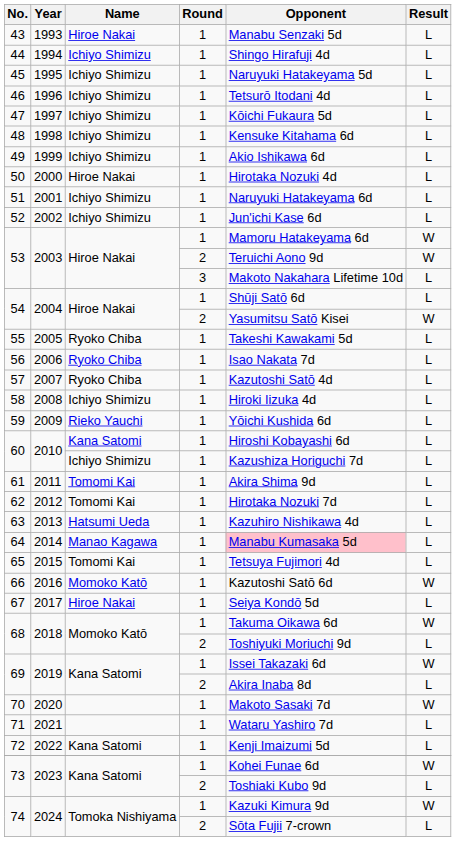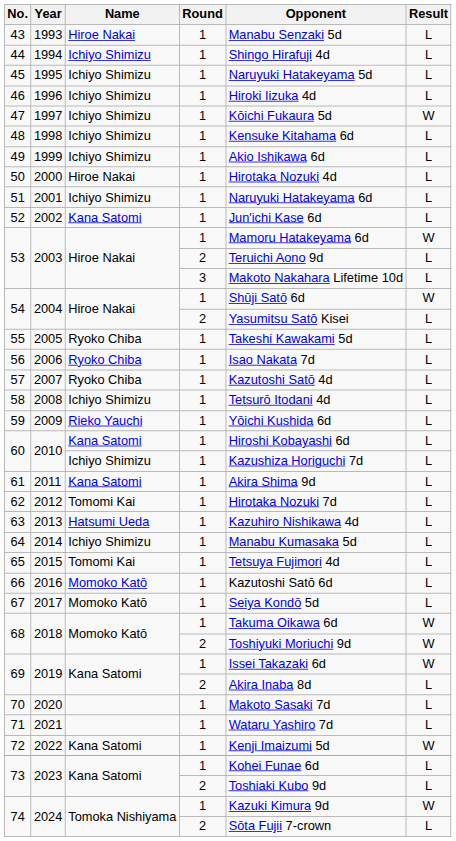(280, 95) Tetsurō Itodani 4d -> (272, 95) Hiroki Iizuka 4d
(428, 116) L -> (428, 116) W
(110, 217) Ichiyo Shimizu -> (105, 217) Kana Satomi
(428, 258) W -> (428, 258) L
(428, 298) L -> (428, 298) W
(428, 319) W -> (428, 319) L
(272, 400) Hiroki Iizuka 4d -> (280, 400) Tetsurō Itodani 4d
(102, 481) Tomomi Kai -> (105, 481) Kana Satomi
(113, 542) Manao Kagawa -> (110, 542) Ichiyo Shimizu
(293, 542) pink background -> (293, 542) no background
(428, 583) W -> (428, 583) L
(102, 603) Hiroe Nakai -> (108, 603) Momoko Katō
(428, 643) L -> (428, 643) W
(428, 704) W -> (428, 704) L
(428, 745) L -> (428, 745) W
(428, 765) W -> (428, 765) L
